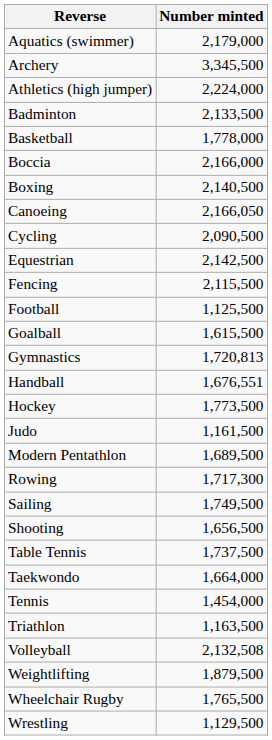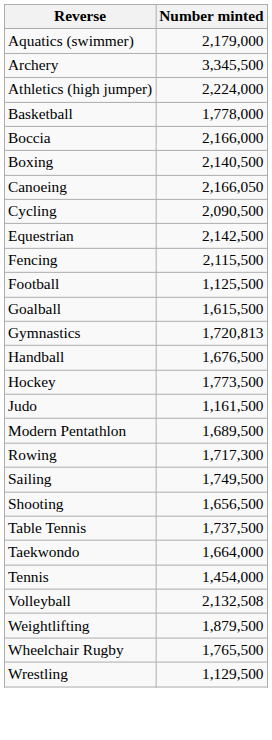- row: (42, 114)
(233, 382) 1,676,551 -> (233, 357) 1,676,500
- row: (36, 625)
